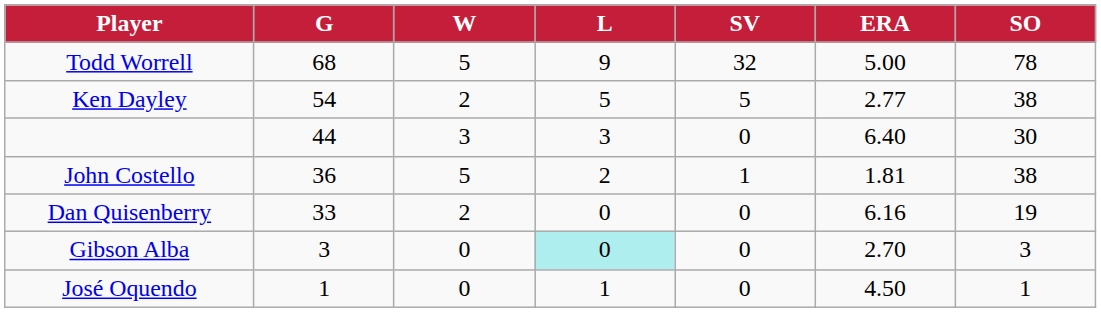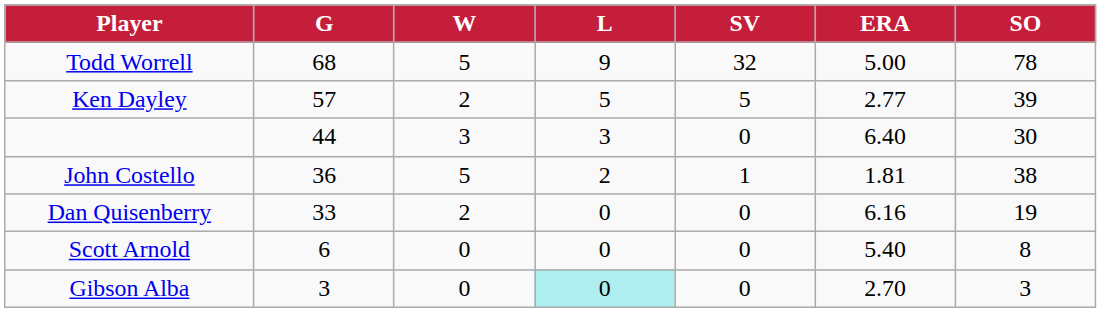(324, 99) 54 -> (324, 99) 57
(1025, 99) 38 -> (1025, 99) 39
+ row: (129, 250)
- row: (129, 288)
